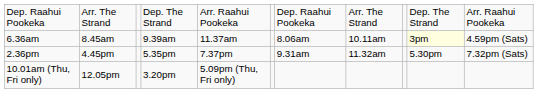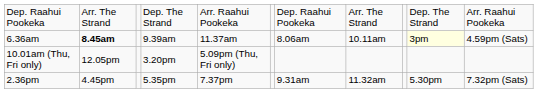(98, 38) normal -> (98, 38) bold
rows swapped: (38, 75) <-> (23, 54)
